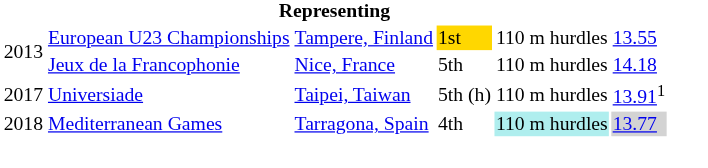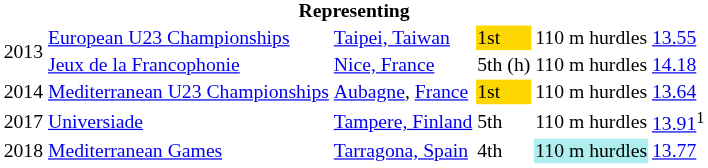(364, 37) Tampere, Finland -> (392, 37) Taipei, Taiwan
(451, 64) 5th -> (504, 64) 5th (h)
+ row: (188, 91)
(353, 94) Taipei, Taiwan -> (403, 121) Tampere, Finland
(464, 94) 5th (h) -> (490, 121) 5th
(635, 124) lightgrey background -> (674, 151) no background
